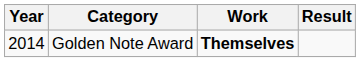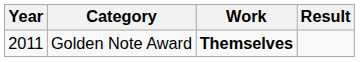(26, 43) 2014 -> (26, 43) 2011
